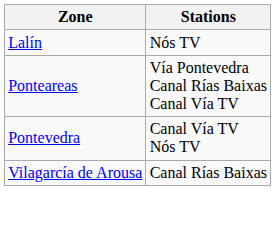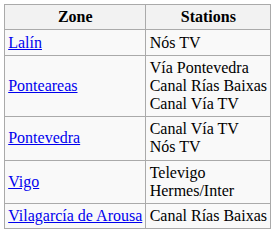+ row: (24, 181)
